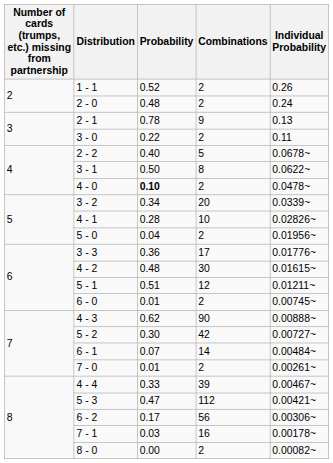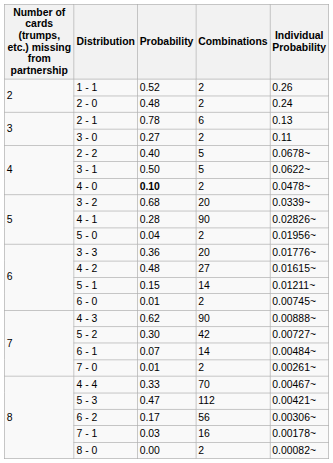(201, 120) 9 -> (201, 120) 6
(150, 137) 0.22 -> (150, 137) 0.27
(201, 170) 8 -> (201, 170) 5
(150, 203) 0.34 -> (150, 203) 0.68
(204, 219) 10 -> (204, 219) 90
(204, 252) 17 -> (204, 252) 20
(204, 269) 30 -> (204, 269) 27
(150, 285) 0.51 -> (150, 285) 0.15
(204, 285) 12 -> (204, 285) 14
(204, 384) 39 -> (204, 384) 70
